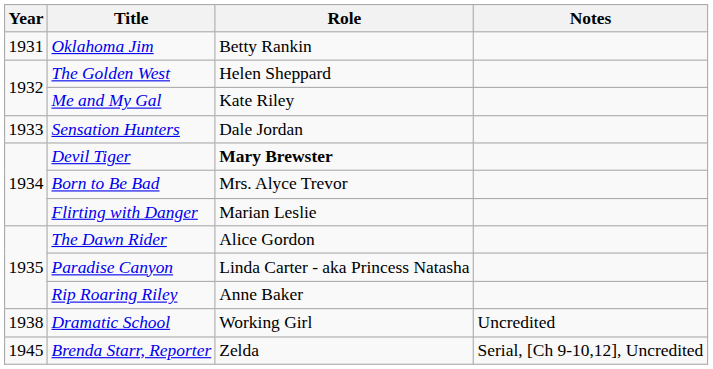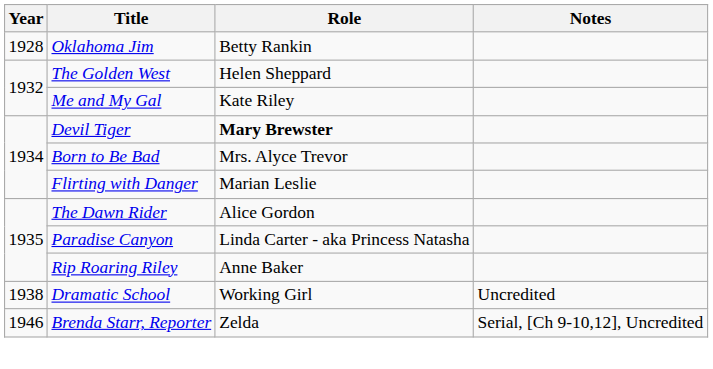(26, 45) 1931 -> (26, 45) 1928
- row: (116, 128)
(26, 350) 1945 -> (26, 322) 1946
